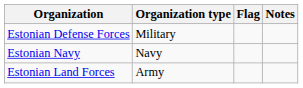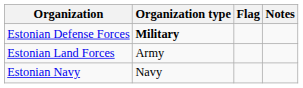(156, 33) normal -> (157, 33) bold
rows swapped: (61, 72) <-> (44, 53)
